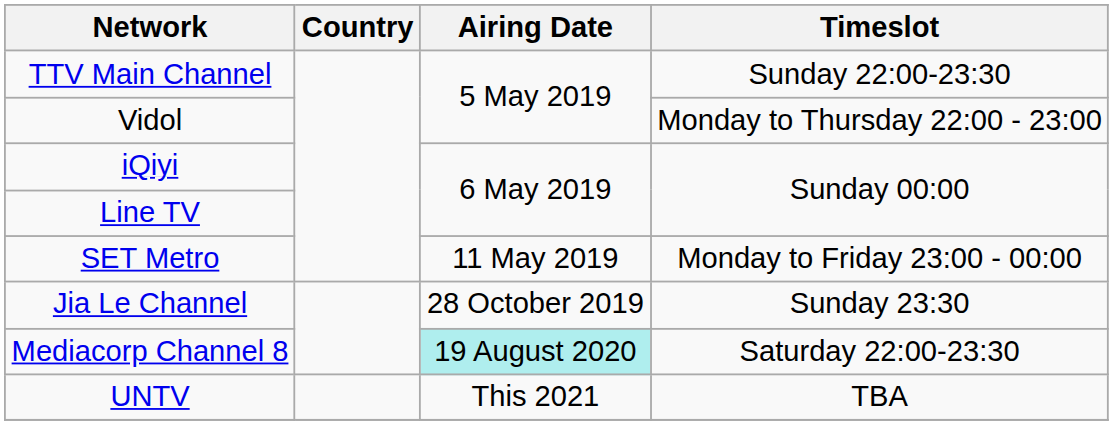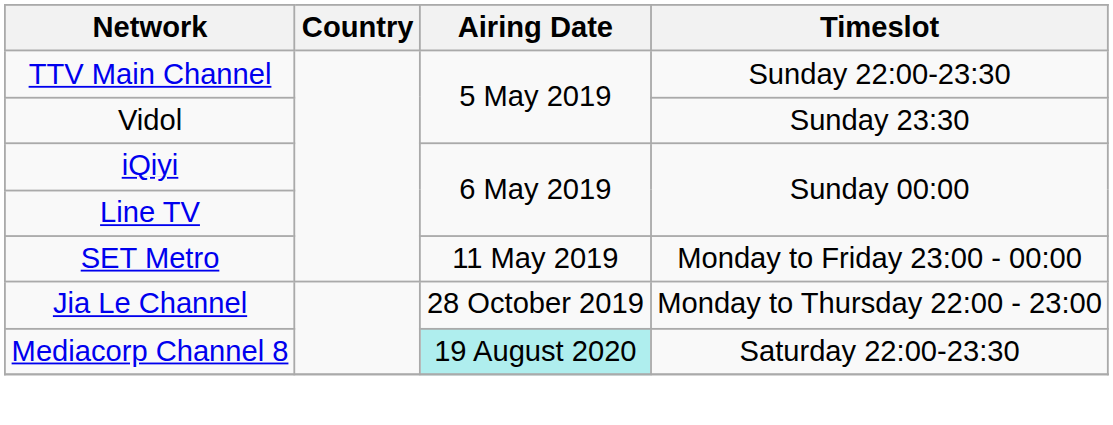(880, 119) Monday to Thursday 22:00 - 23:00 -> (880, 119) Sunday 23:30
(880, 304) Sunday 23:30 -> (880, 304) Monday to Thursday 22:00 - 23:00
- row: (150, 397)
